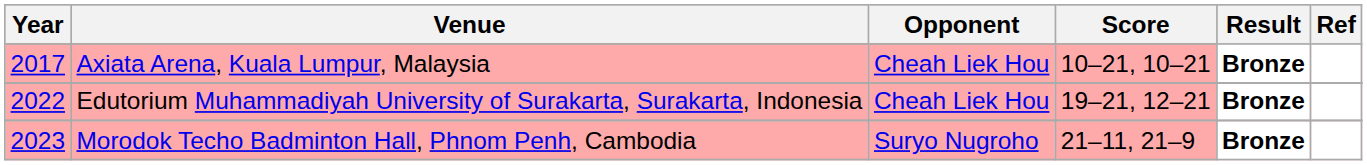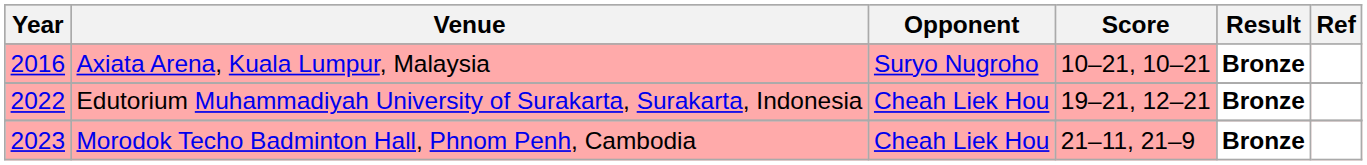(38, 63) 2017 -> (38, 63) 2016
(962, 63) Cheah Liek Hou -> (956, 63) Suryo Nugroho
(956, 141) Suryo Nugroho -> (962, 141) Cheah Liek Hou
